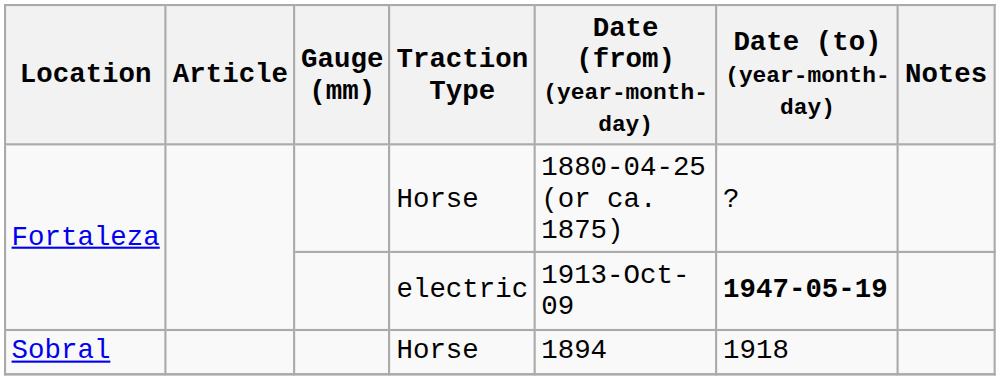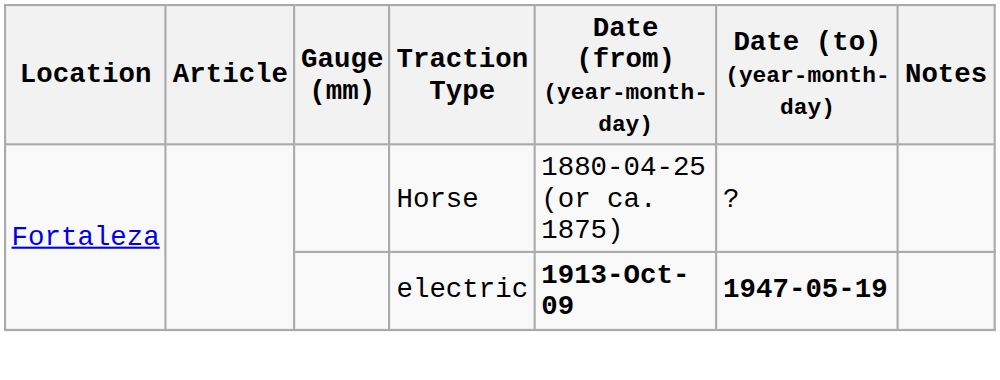(615, 291) normal -> (615, 291) bold
- row: (61, 351)
